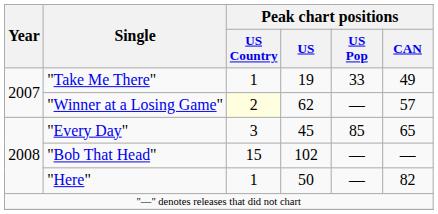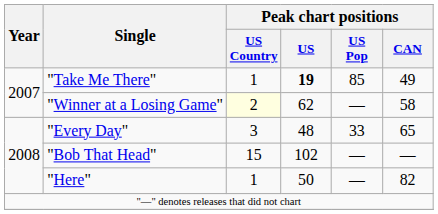(306, 80) normal -> (306, 80) bold
(357, 80) 33 -> (357, 80) 85
(408, 105) 57 -> (408, 105) 58
(306, 130) 45 -> (306, 130) 48
(357, 130) 85 -> (357, 130) 33
